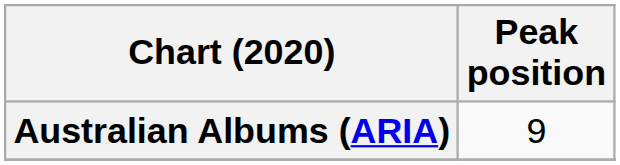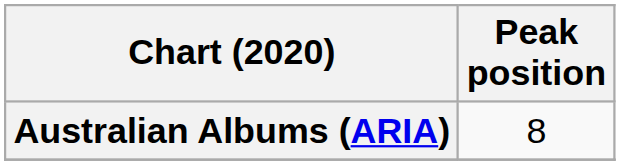(536, 130) 9 -> (536, 130) 8
